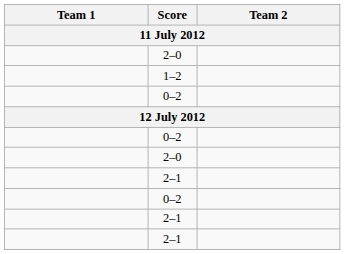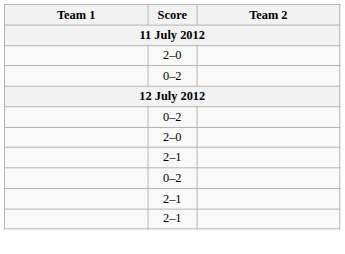- row: (76, 76)
